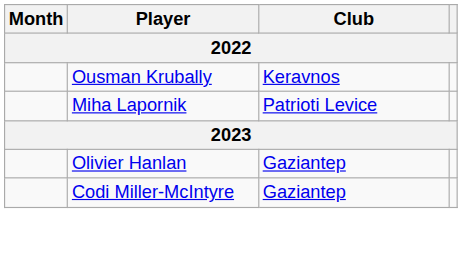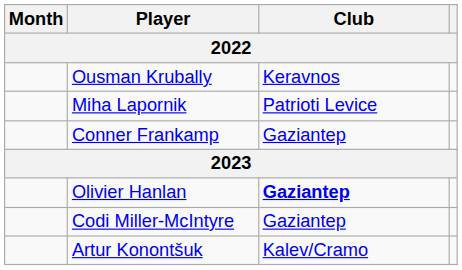+ row: (145, 134)
(304, 163) normal -> (306, 192) bold
+ row: (137, 250)
